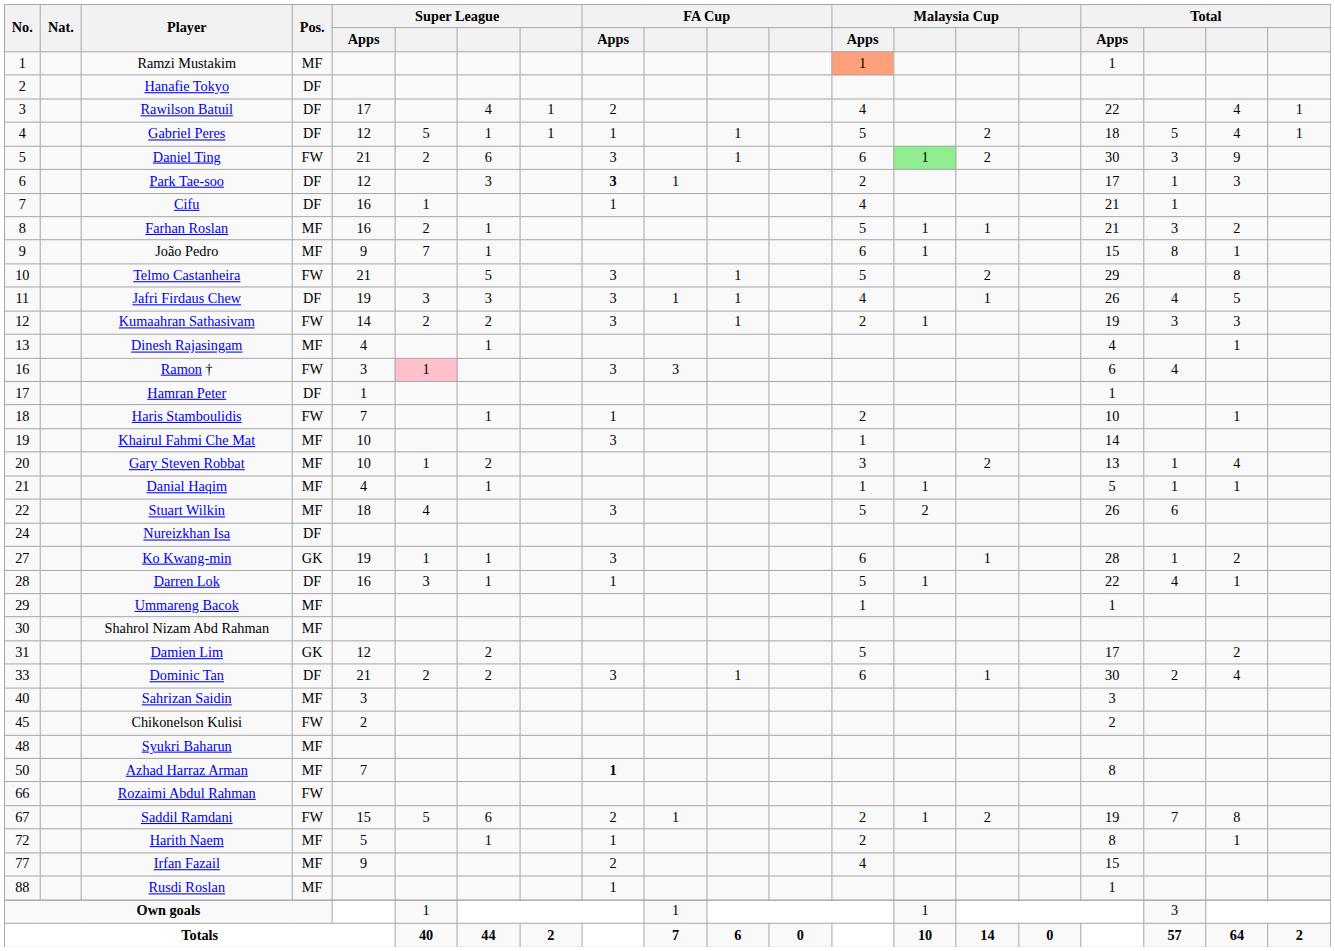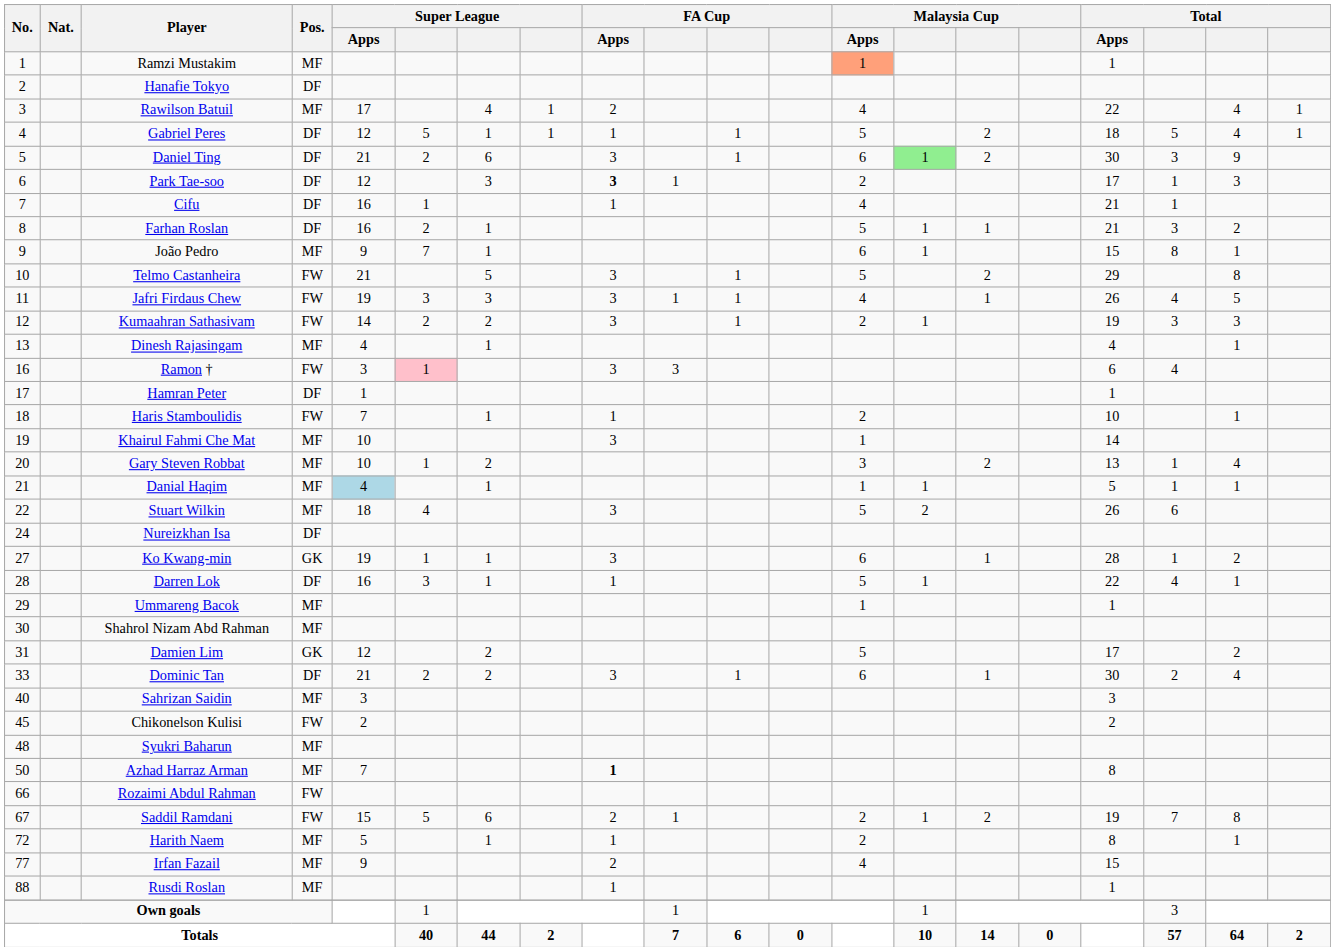(312, 110) DF -> (312, 110) MF
(312, 157) FW -> (312, 157) DF
(312, 227) MF -> (312, 227) DF
(312, 298) DF -> (312, 298) FW
(364, 487) no background -> (364, 487) lightblue background
